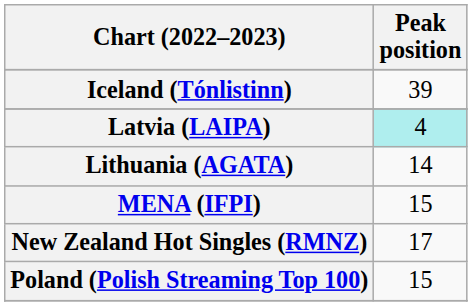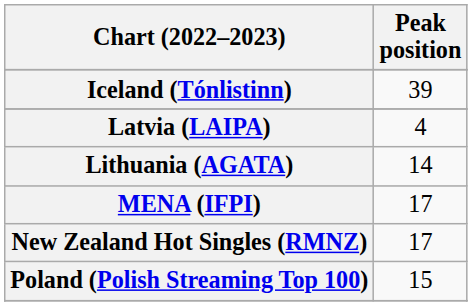(420, 127) paleturquoise background -> (420, 127) no background
(420, 204) 15 -> (420, 204) 17
